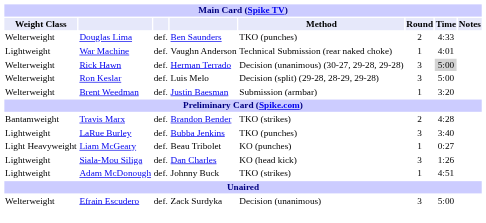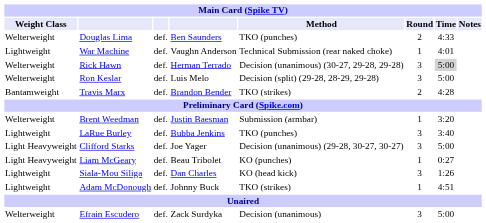rows swapped: (109, 92) <-> (102, 119)
+ row: (107, 146)
